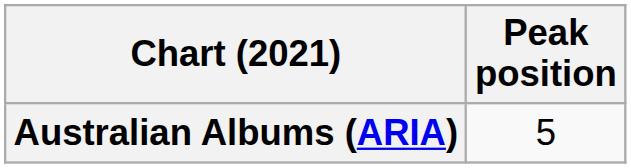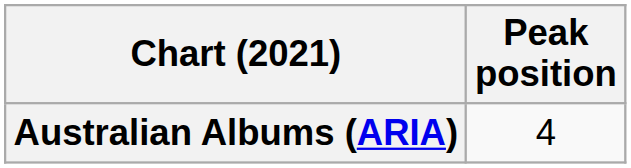(546, 132) 5 -> (546, 132) 4
